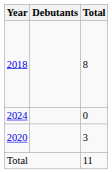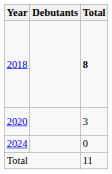(85, 64) normal -> (85, 64) bold
rows swapped: (17, 138) <-> (17, 115)
